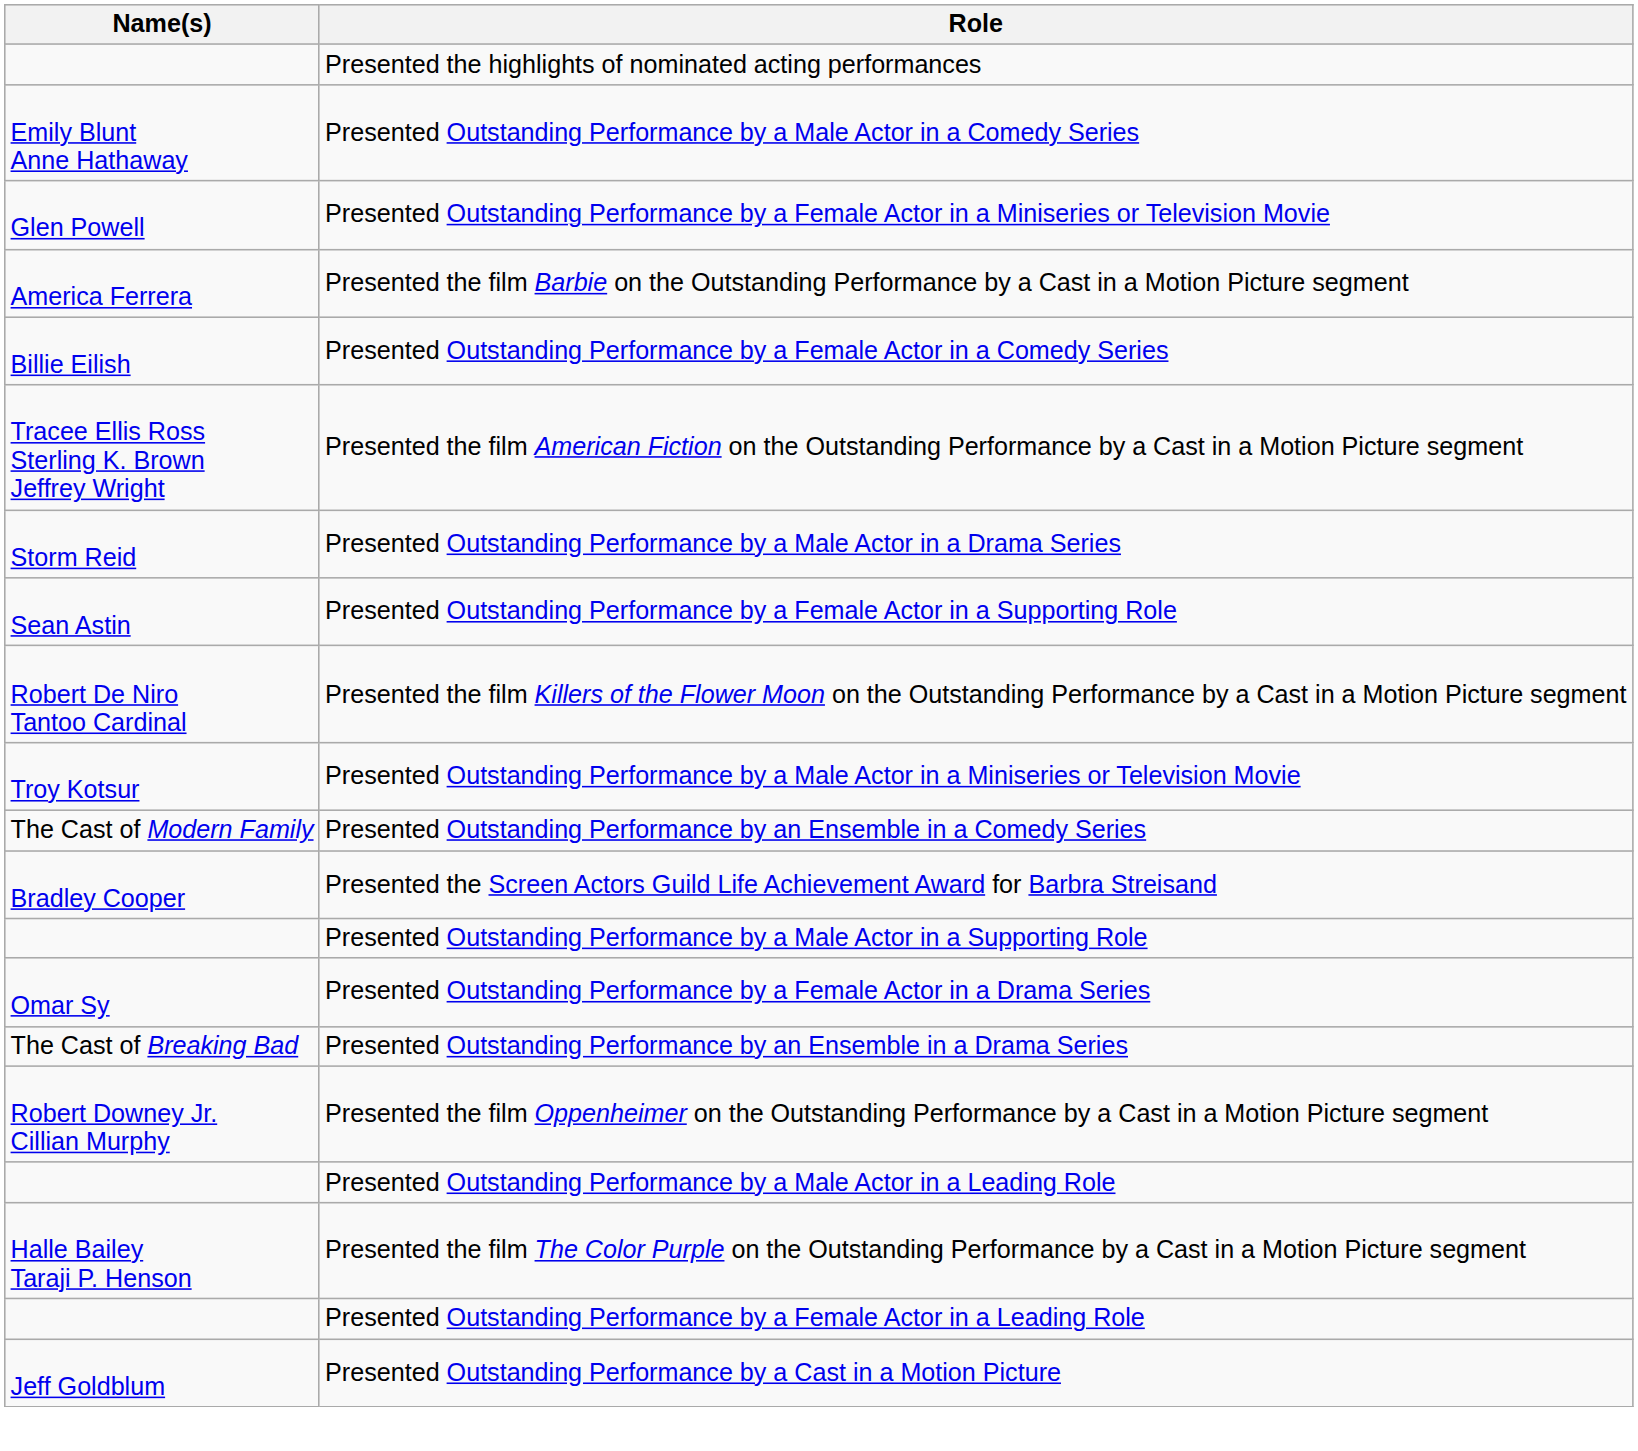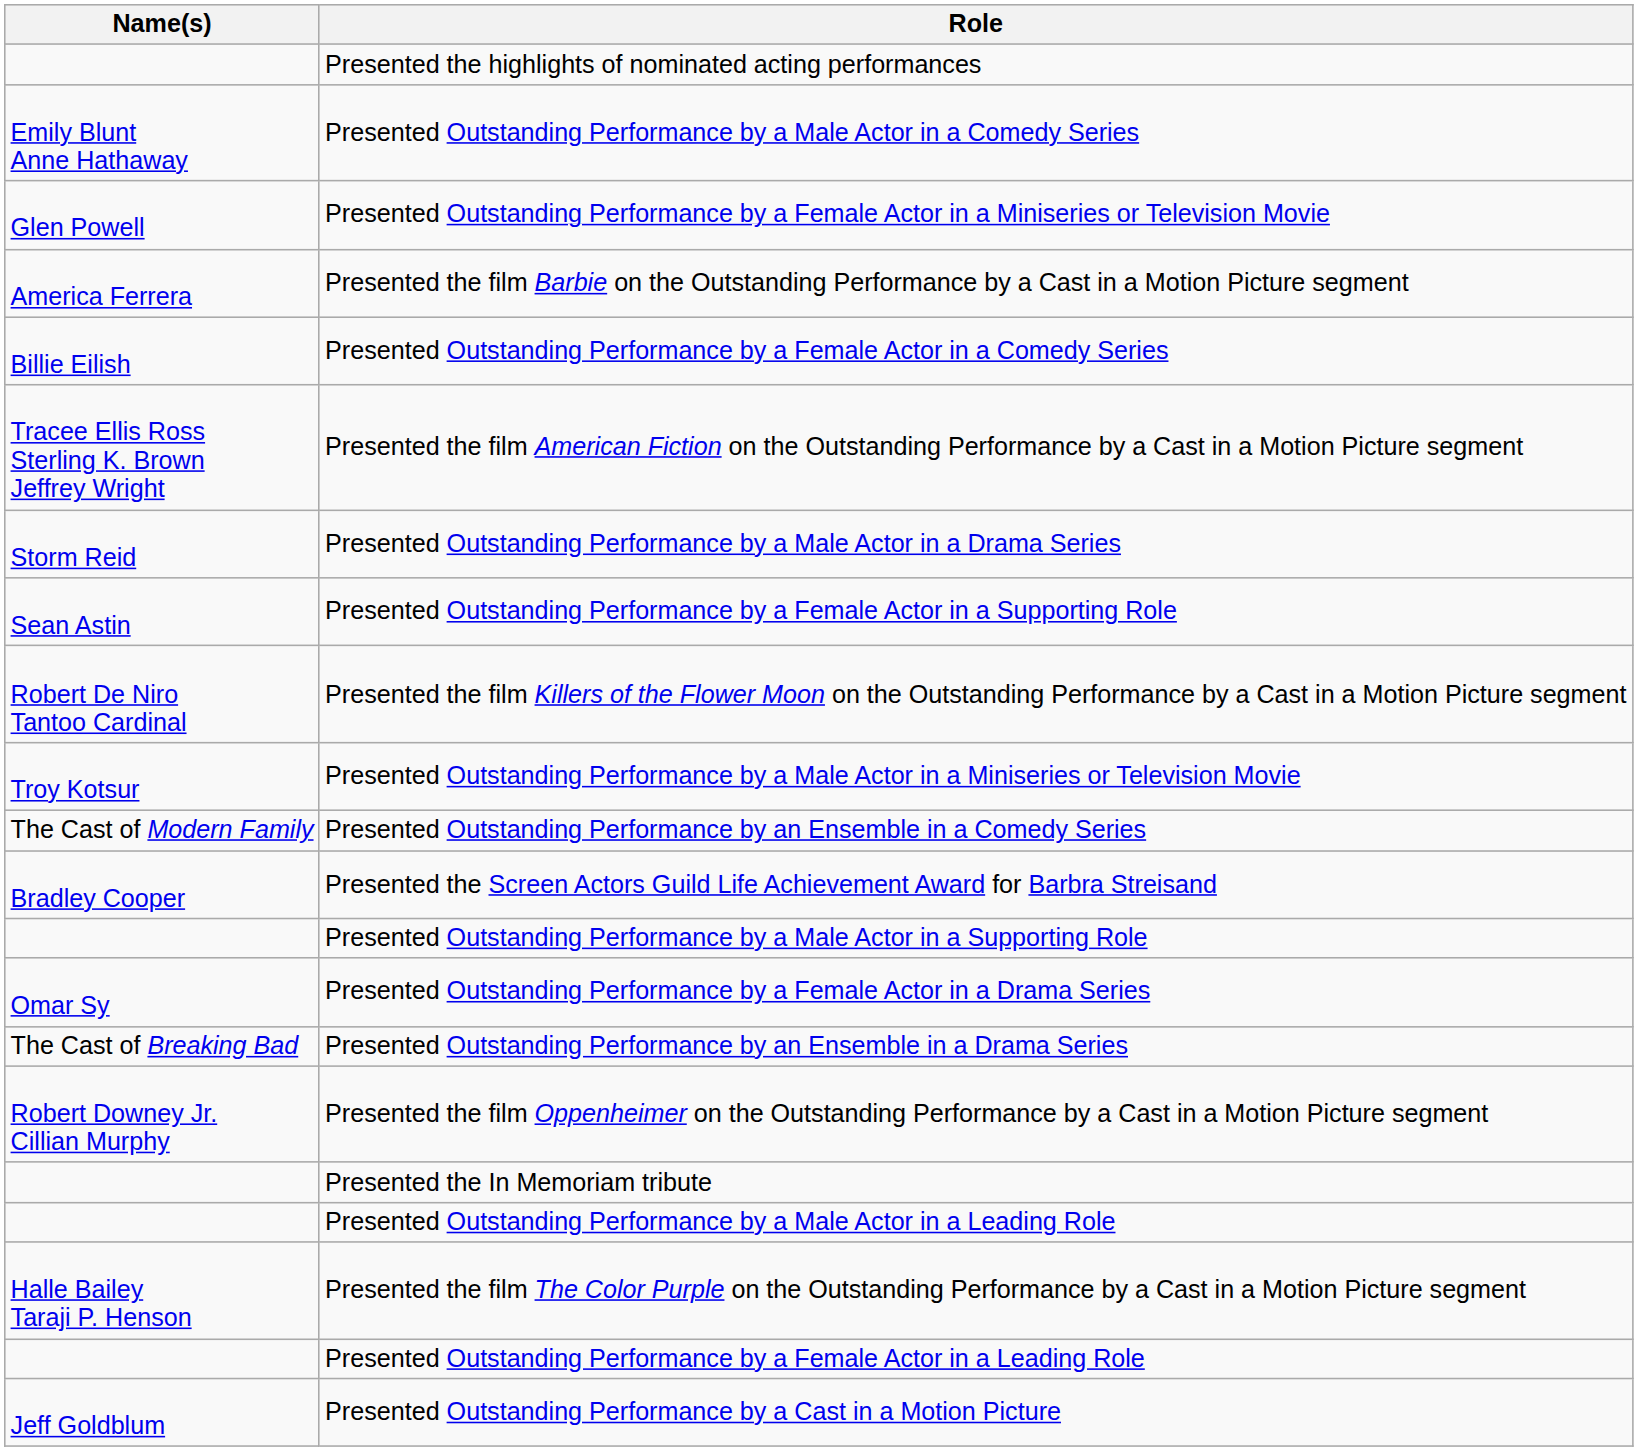+ row: (518, 1182)
